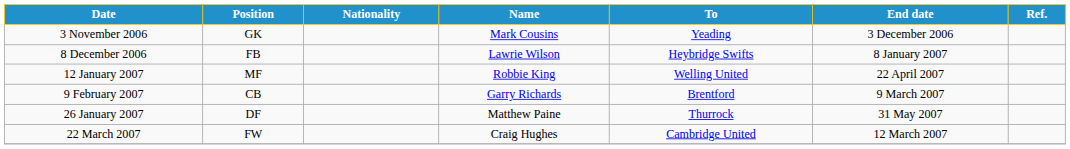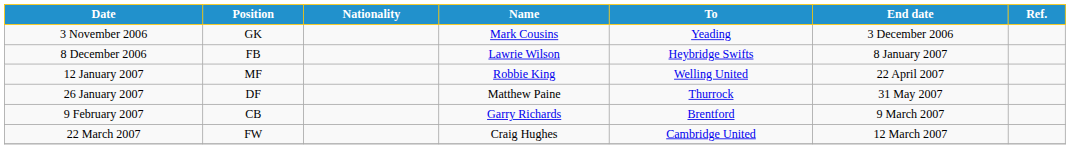rows swapped: (104, 114) <-> (104, 94)
